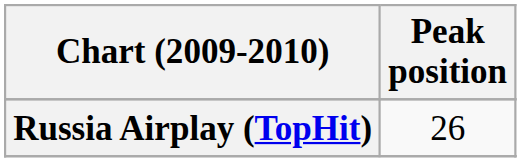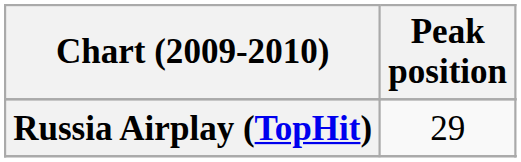(448, 127) 26 -> (448, 127) 29
